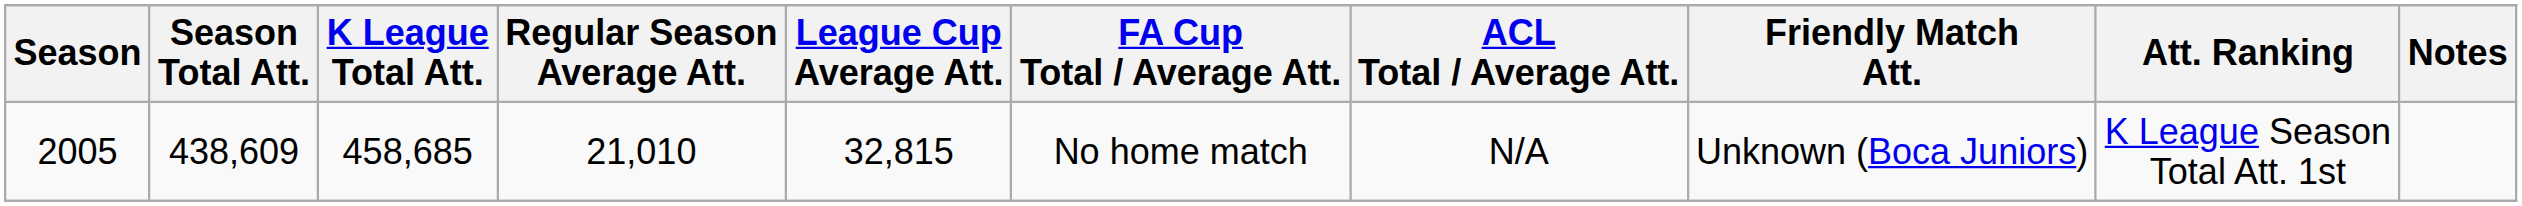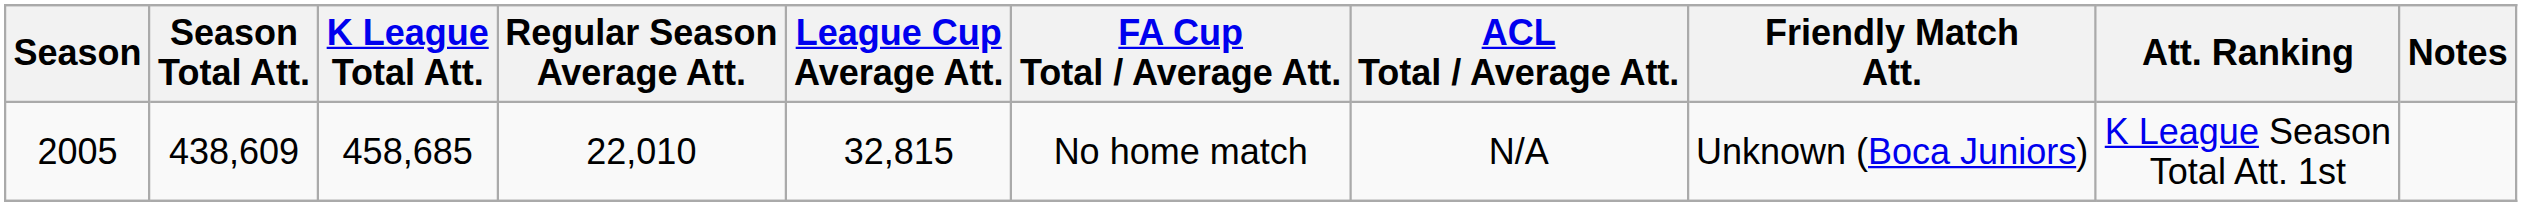(641, 150) 21,010 -> (641, 150) 22,010
